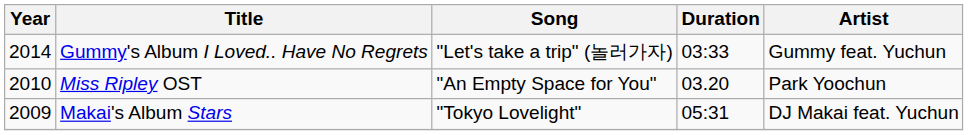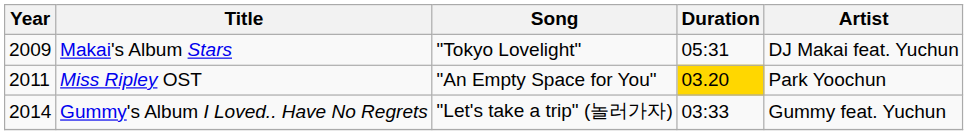rows swapped: (146, 113) <-> (244, 51)
(30, 83) 2010 -> (29, 79) 2011
(705, 83) no background -> (705, 79) gold background
